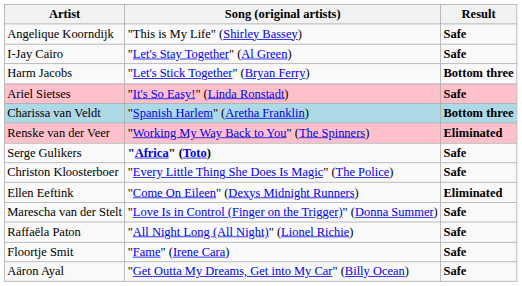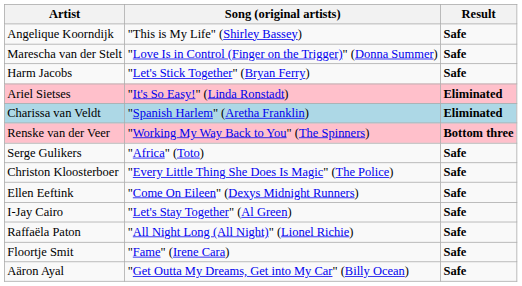rows swapped: (35, 53) <-> (65, 212)
(479, 73) Bottom three -> (455, 73) Safe
(455, 93) Safe -> (473, 93) Eliminated
(479, 113) Bottom three -> (473, 113) Eliminated
(473, 133) Eliminated -> (479, 133) Bottom three
(169, 152) bold -> (166, 152) normal
(473, 192) Eliminated -> (455, 192) Safe
